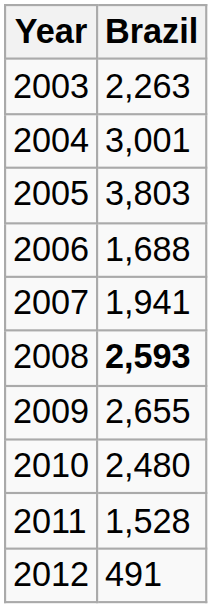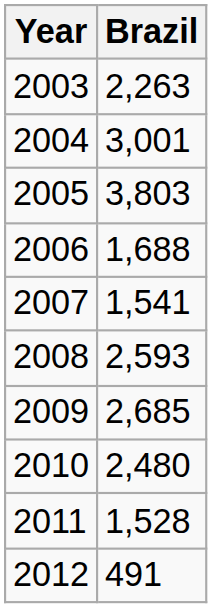(148, 303) 1,941 -> (148, 303) 1,541
(148, 357) bold -> (148, 357) normal
(148, 411) 2,655 -> (148, 411) 2,685
